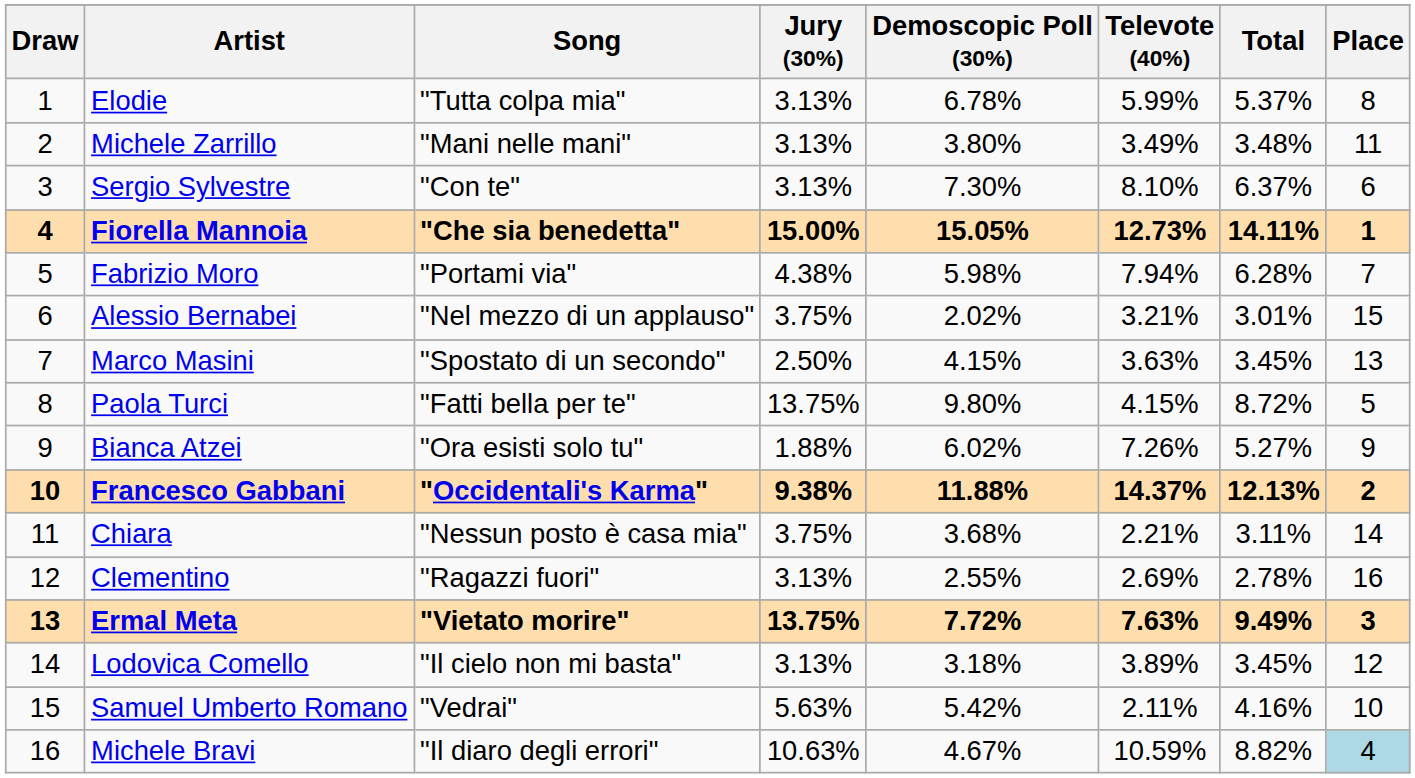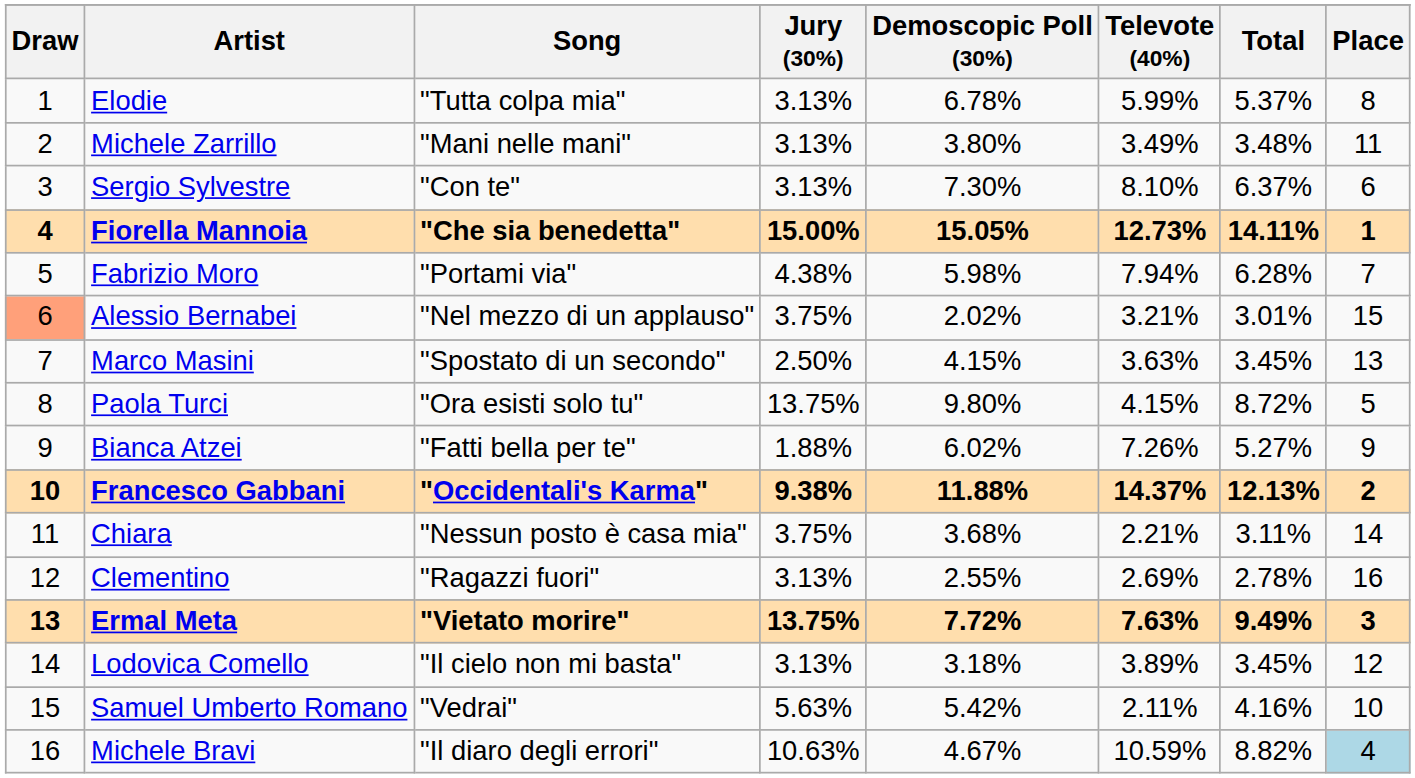(45, 317) no background -> (45, 317) lightsalmon background
(528, 404) "Fatti bella per te" -> (532, 404) "Ora esisti solo tu"
(532, 447) "Ora esisti solo tu" -> (528, 447) "Fatti bella per te"
